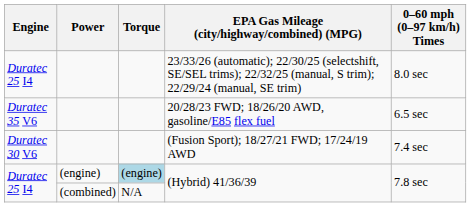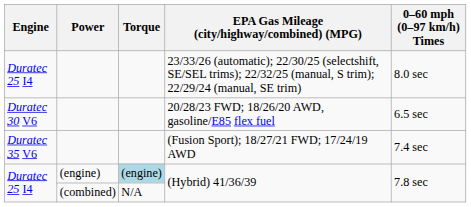(27, 114) Duratec 35 V6 -> (27, 114) Duratec 30 V6
(27, 147) Duratec 30 V6 -> (27, 147) Duratec 35 V6
